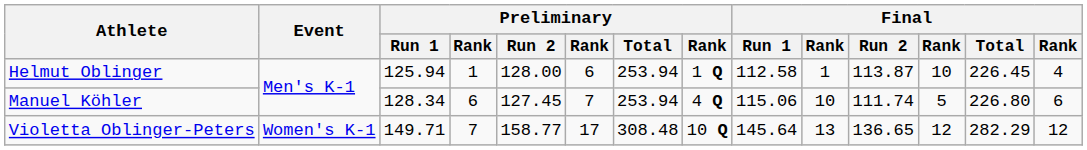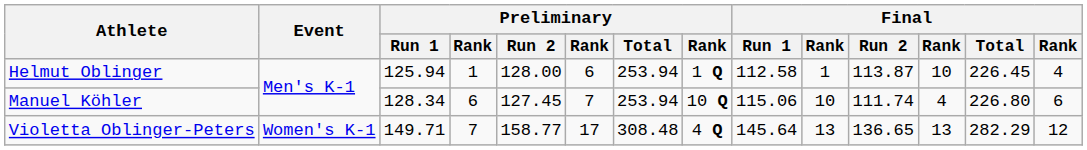(707, 102) 4 Q -> (707, 102) 10 Q
(942, 102) 5 -> (942, 102) 4
(707, 130) 10 Q -> (707, 130) 4 Q
(942, 130) 12 -> (942, 130) 13
